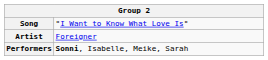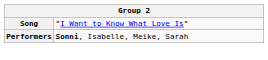- row: (29, 36)
